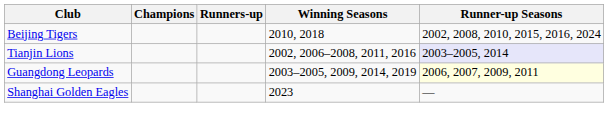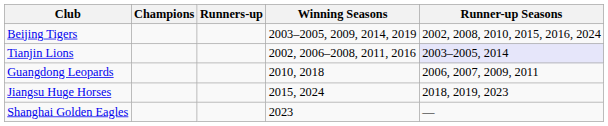(296, 33) 2010, 2018 -> (343, 33) 2003–2005, 2009, 2014, 2019
(343, 72) 2003–2005, 2009, 2014, 2019 -> (296, 72) 2010, 2018
(480, 72) lightyellow background -> (480, 72) no background
+ row: (59, 92)
